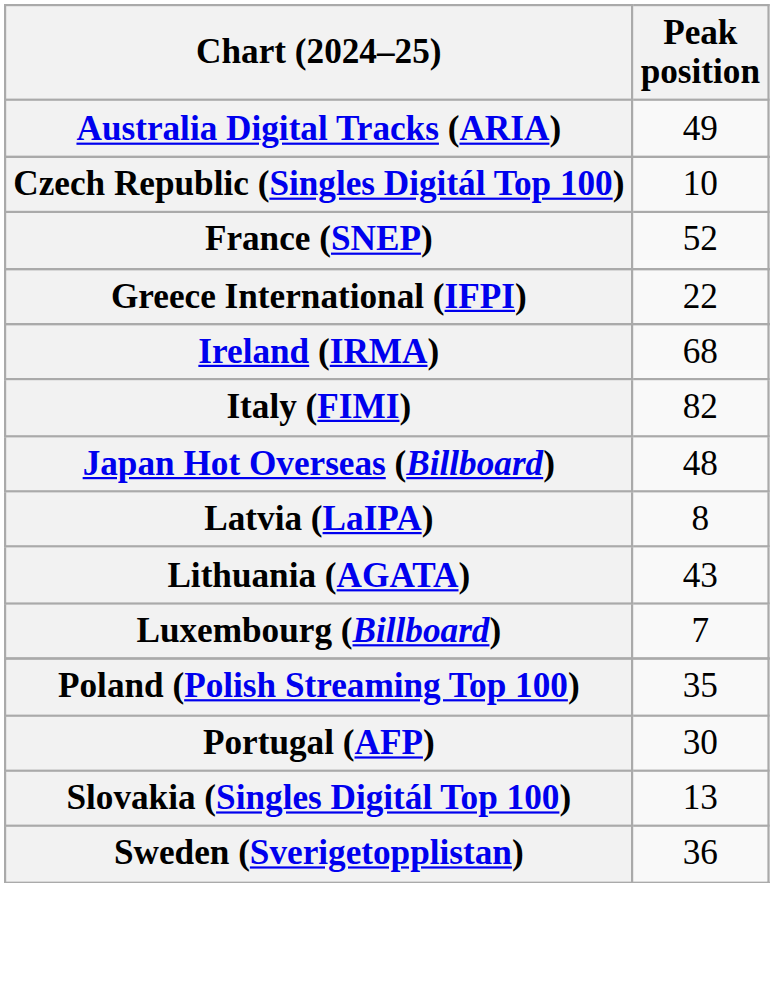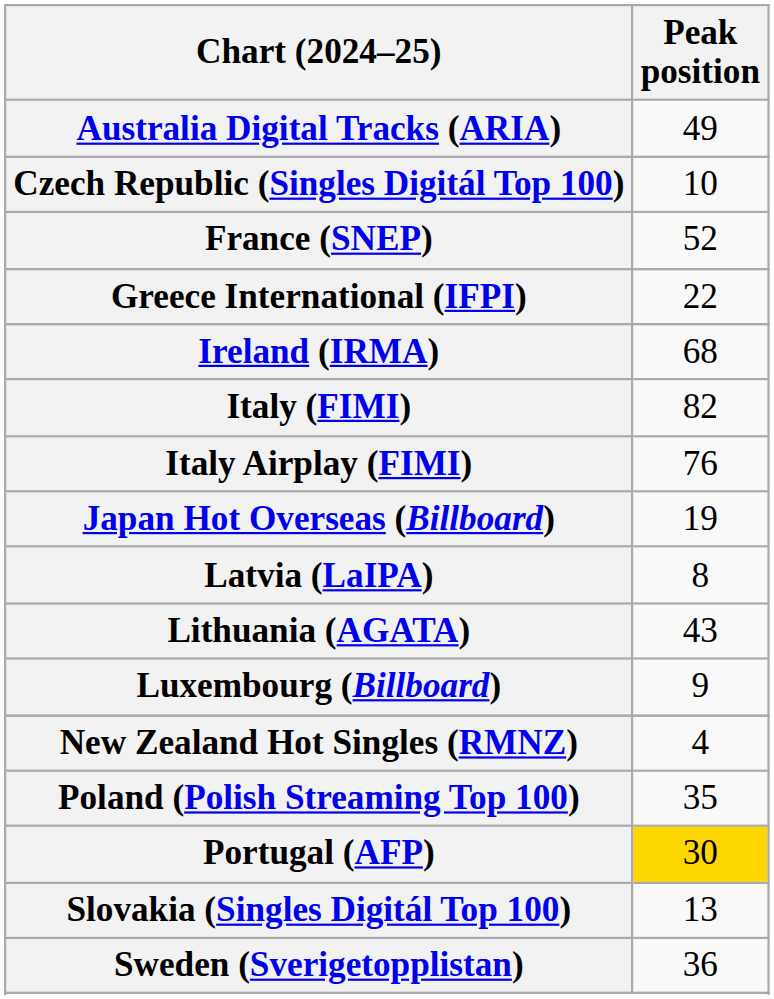+ row: (319, 462)
(700, 462) 48 -> (700, 518) 19
(700, 630) 7 -> (700, 686) 9
+ row: (319, 741)
(700, 741) no background -> (700, 853) gold background
